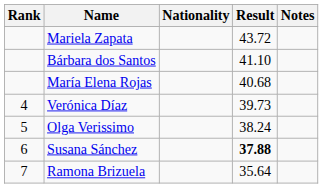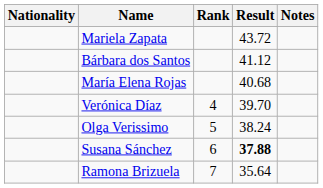columns swapped: (24, 15) <-> (196, 15)
(255, 60) 41.10 -> (255, 60) 41.12
(255, 104) 39.73 -> (255, 104) 39.70
